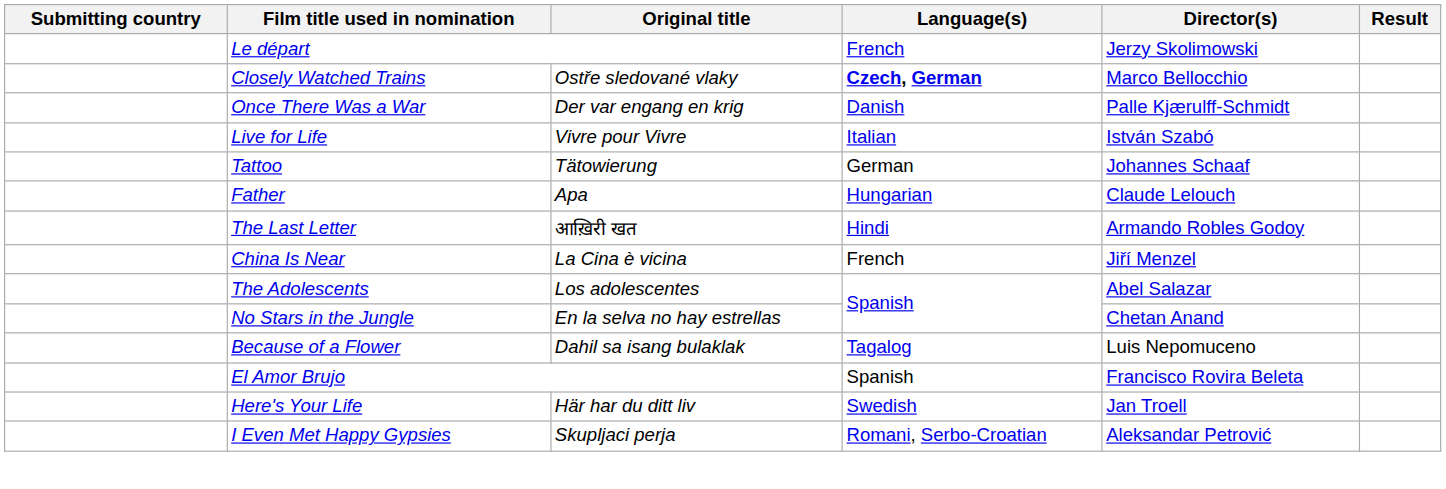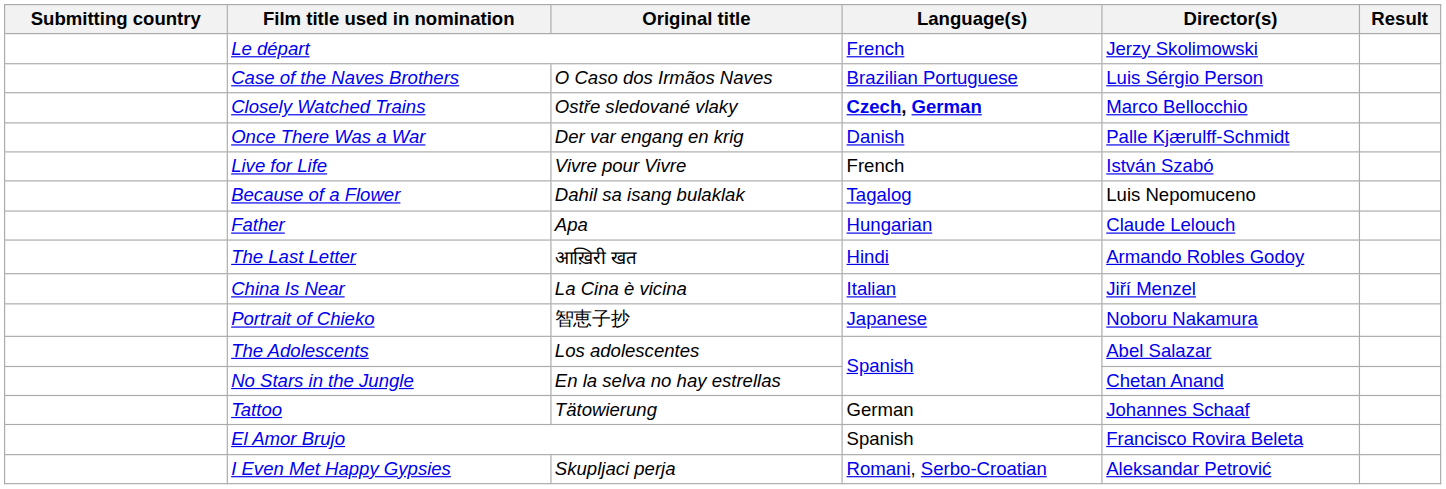+ row: (345, 78)
(871, 136) Italian -> (875, 166) French
rows swapped: (257, 166) <-> (316, 347)
(875, 259) French -> (871, 288) Italian
+ row: (303, 319)
- row: (297, 406)
